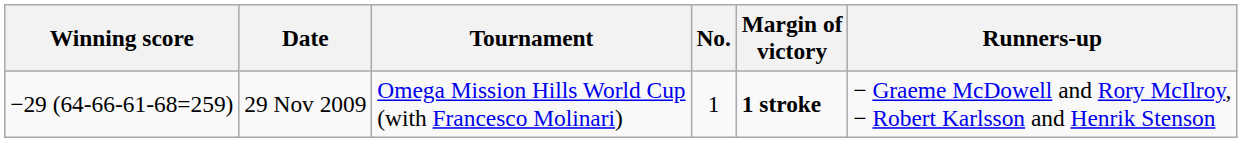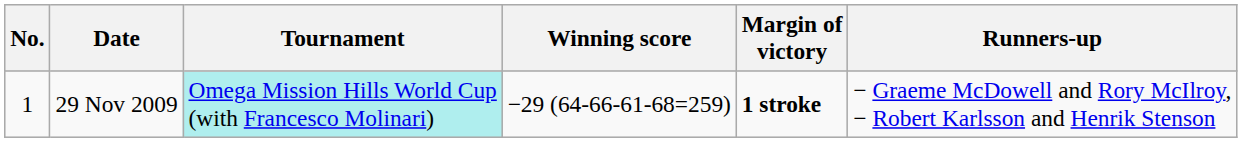columns swapped: (714, 37) <-> (122, 37)
(531, 104) no background -> (343, 104) paleturquoise background
